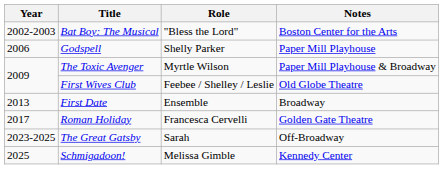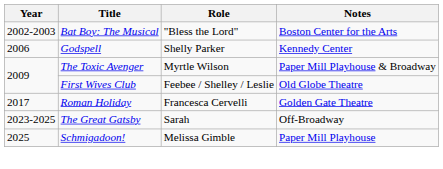(327, 48) Paper Mill Playhouse -> (316, 48) Kennedy Center
- row: (84, 102)
(316, 155) Kennedy Center -> (327, 137) Paper Mill Playhouse
